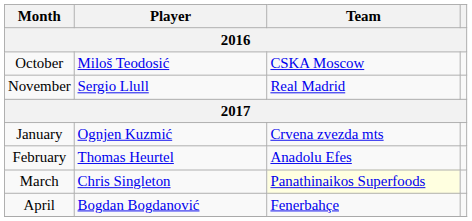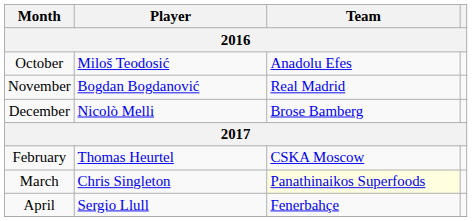(317, 63) CSKA Moscow -> (311, 63) Anadolu Efes
(113, 87) Sergio Llull -> (139, 87) Bogdan Bogdanović
+ row: (39, 110)
- row: (39, 134)
(311, 157) Anadolu Efes -> (317, 157) CSKA Moscow
(139, 205) Bogdan Bogdanović -> (113, 205) Sergio Llull
